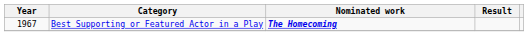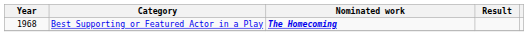(27, 24) 1967 -> (27, 24) 1968
